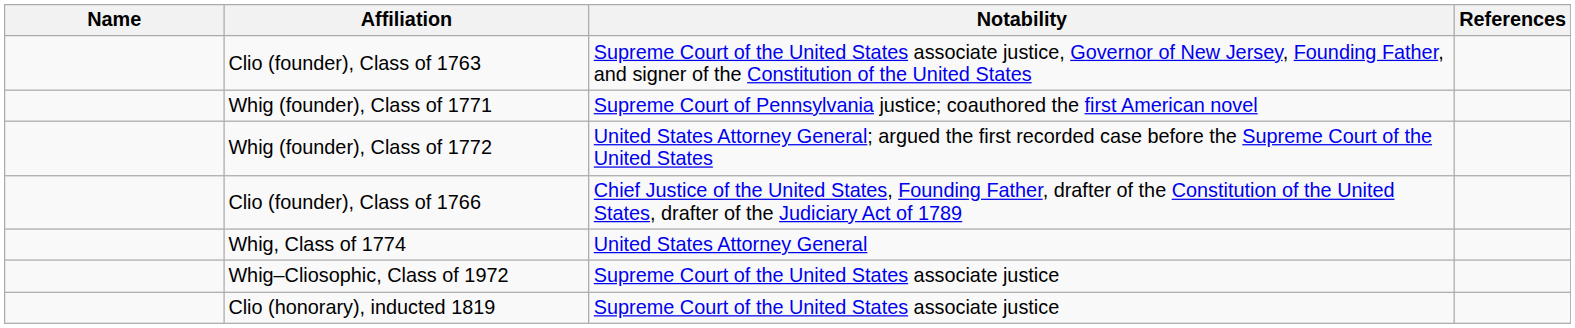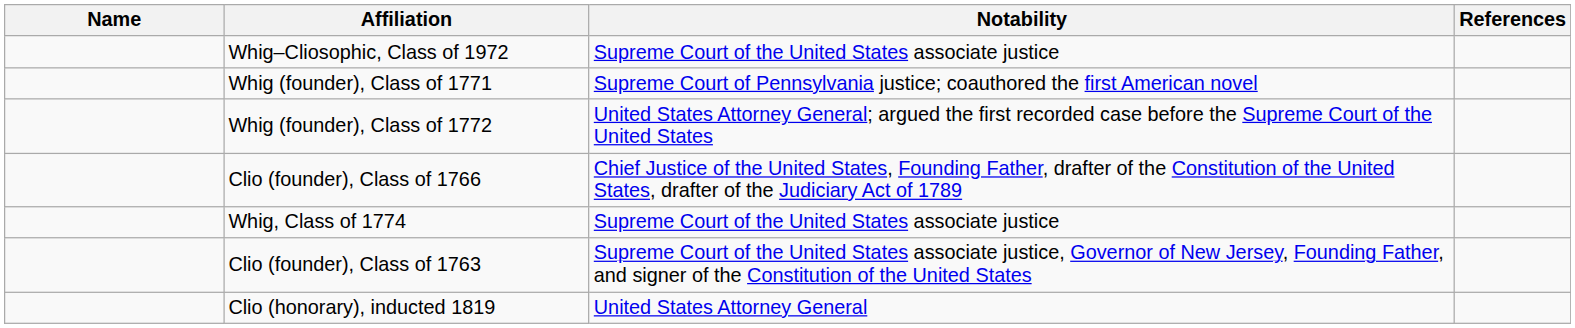rows swapped: (368, 275) <-> (355, 62)
(731, 244) United States Attorney General -> (826, 222) Supreme Court of the United States associate justice
(826, 307) Supreme Court of the United States associate justice -> (731, 307) United States Attorney General
